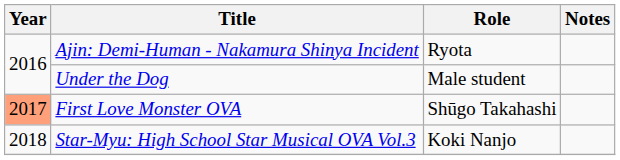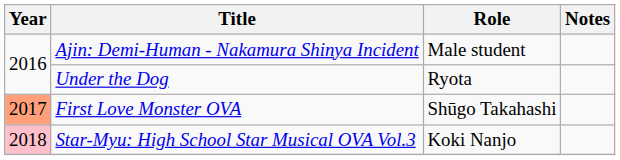(450, 49) Ryota -> (476, 49) Male student
(476, 79) Male student -> (450, 79) Ryota
(28, 139) no background -> (28, 139) pink background
